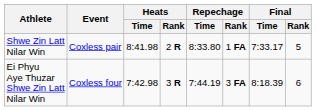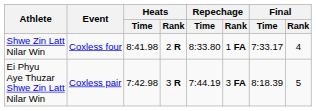(95, 47) Coxless pair -> (95, 47) Coxless four
(298, 47) 5 -> (298, 47) 4
(95, 83) Coxless four -> (95, 83) Coxless pair
(298, 83) 6 -> (298, 83) 5
